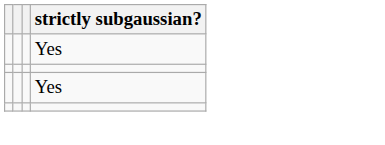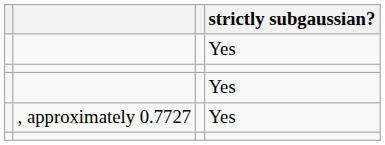+ row: (104, 117)
